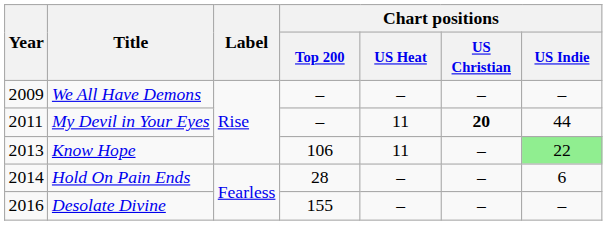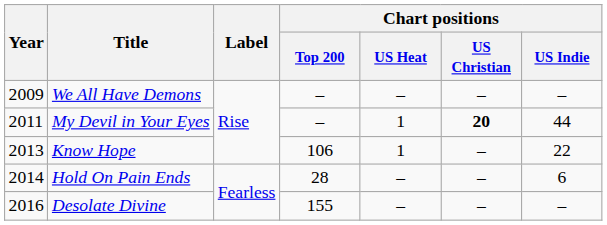(401, 121) 11 -> (401, 121) 1
(401, 149) 11 -> (401, 149) 1
(562, 149) lightgreen background -> (562, 149) no background
